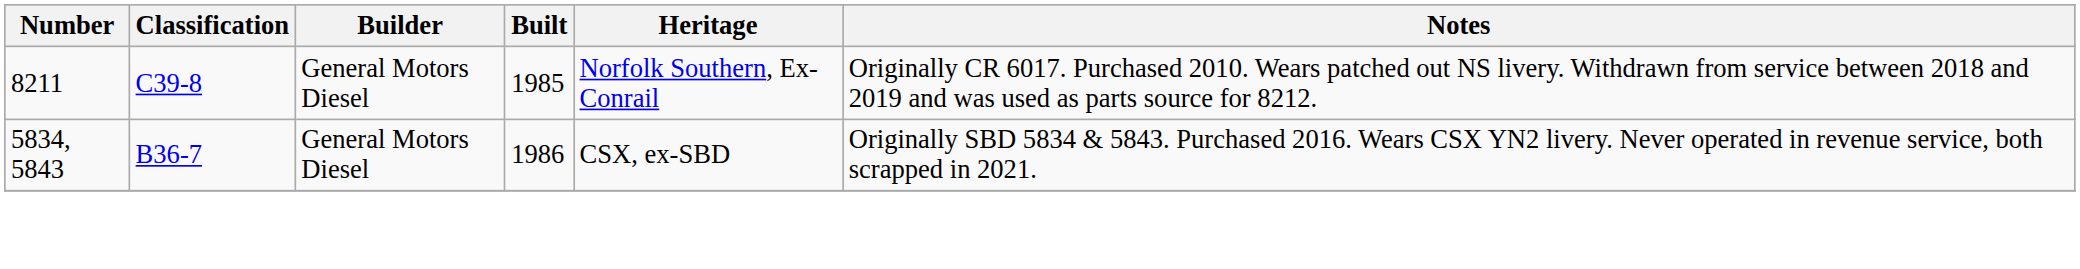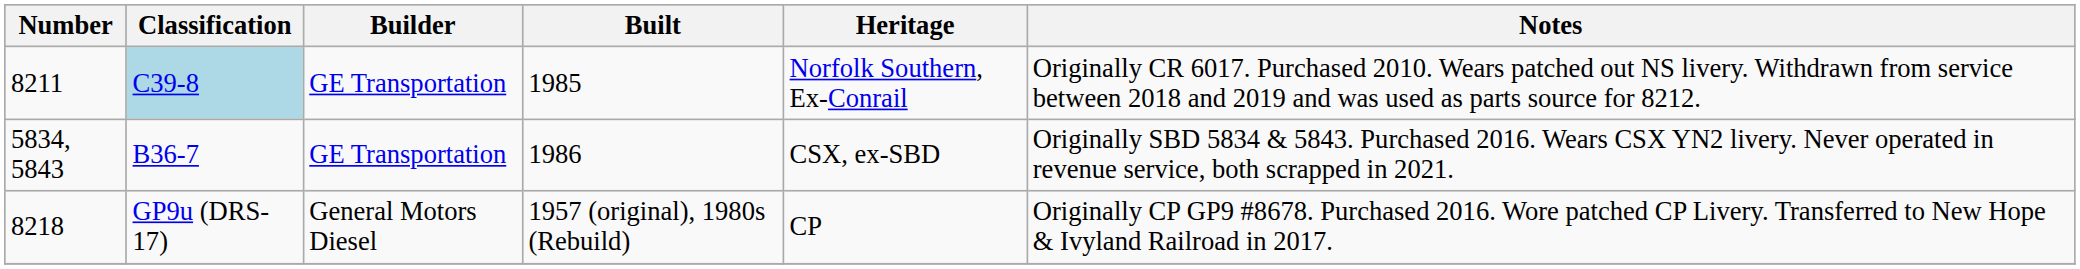(169, 82) no background -> (166, 82) lightblue background
(385, 82) General Motors Diesel -> (408, 82) GE Transportation
(385, 154) General Motors Diesel -> (408, 154) GE Transportation
+ row: (38, 226)
